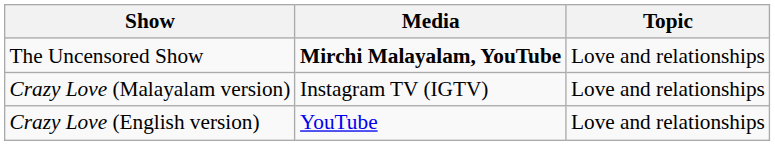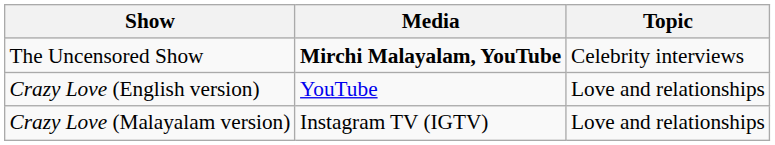(668, 55) Love and relationships -> (658, 55) Celebrity interviews
rows swapped: (150, 88) <-> (135, 122)
